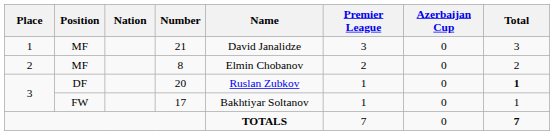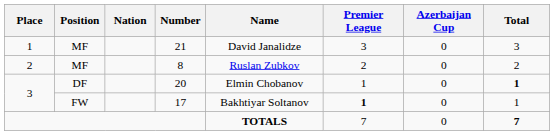(264, 65) Elmin Chobanov -> (264, 65) Ruslan Zubkov
(264, 83) Ruslan Zubkov -> (264, 83) Elmin Chobanov
(364, 102) normal -> (364, 102) bold
